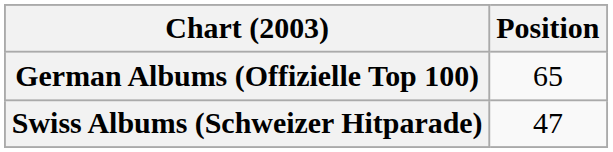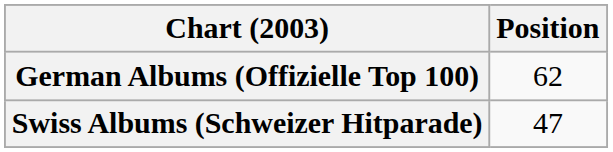(548, 75) 65 -> (548, 75) 62
